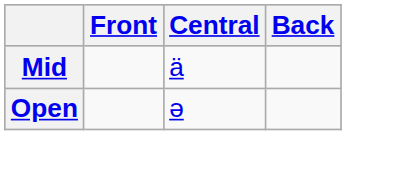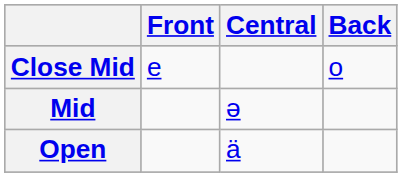+ row: (73, 66)
(176, 66) ä -> (233, 108) ə
(176, 108) ə -> (233, 150) ä
